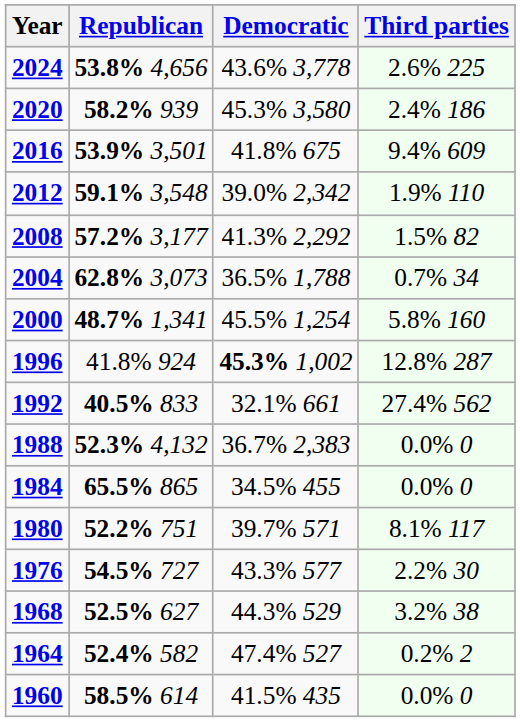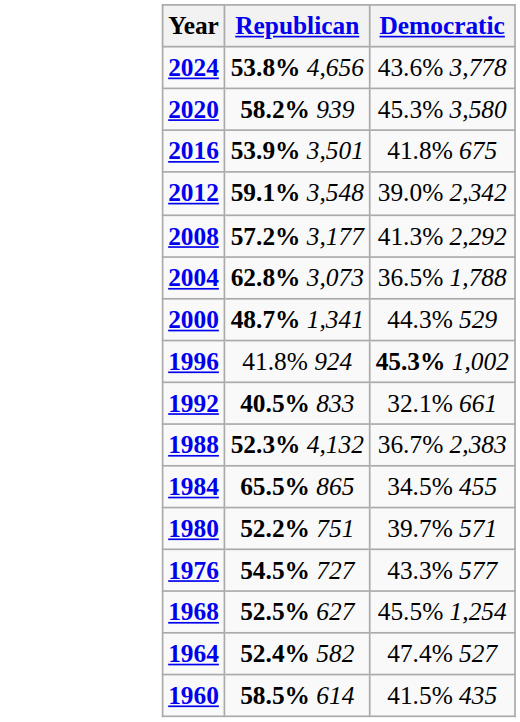- column: (437, 25)
(286, 318) 45.5% 1,254 -> (442, 318) 44.3% 529
(286, 611) 44.3% 529 -> (442, 611) 45.5% 1,254
